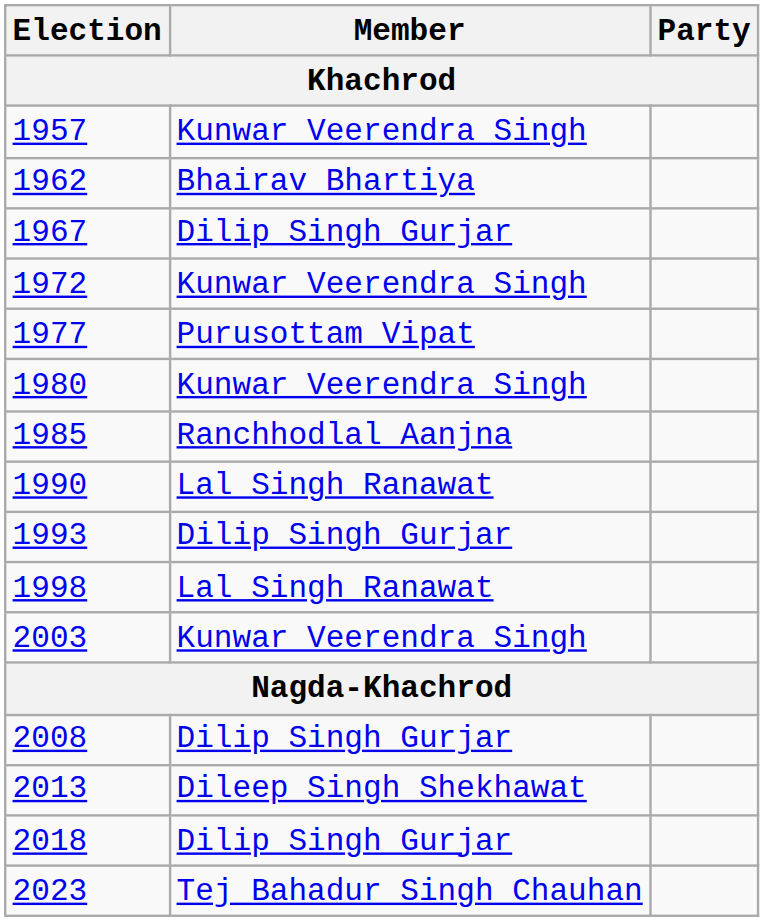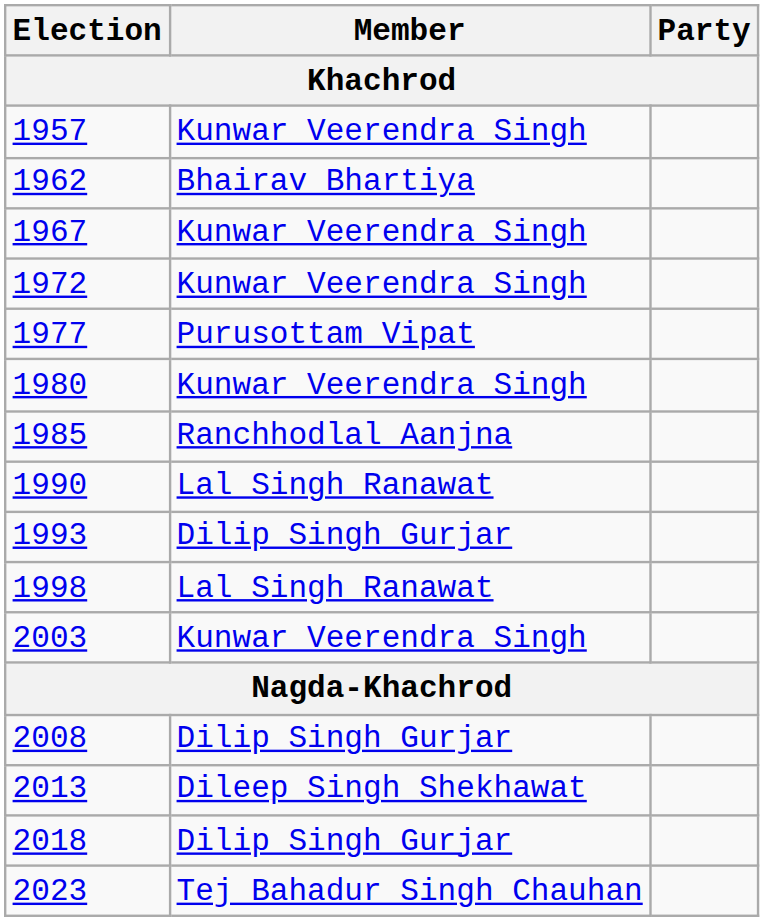(344, 233) Dilip Singh Gurjar -> (382, 233) Kunwar Veerendra Singh
